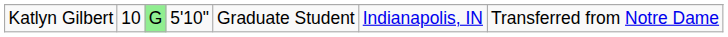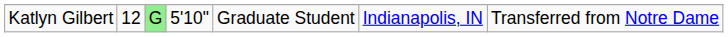(131, 18) 10 -> (131, 18) 12
